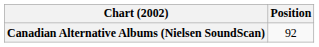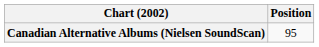(291, 32) 92 -> (291, 32) 95
